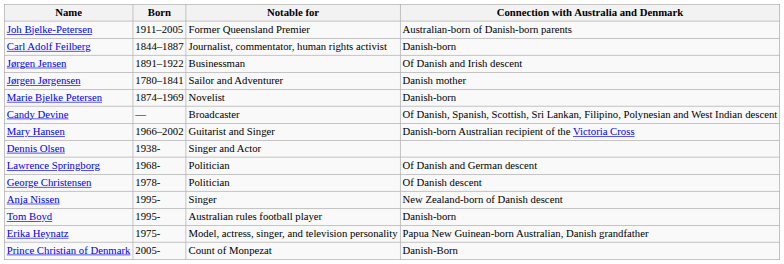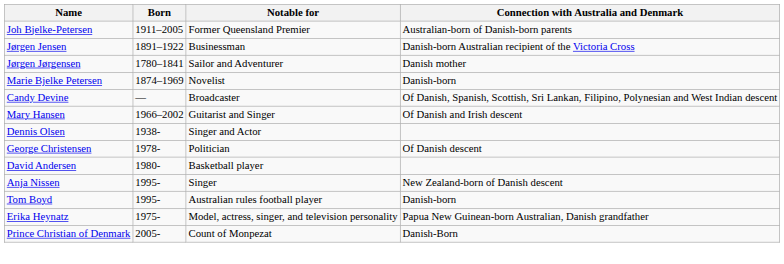- row: (49, 47)
(462, 64) Of Danish and Irish descent -> (519, 47) Danish-born Australian recipient of the Victoria Cross
(519, 132) Danish-born Australian recipient of the Victoria Cross -> (462, 115) Of Danish and Irish descent
- row: (53, 166)
+ row: (41, 166)
